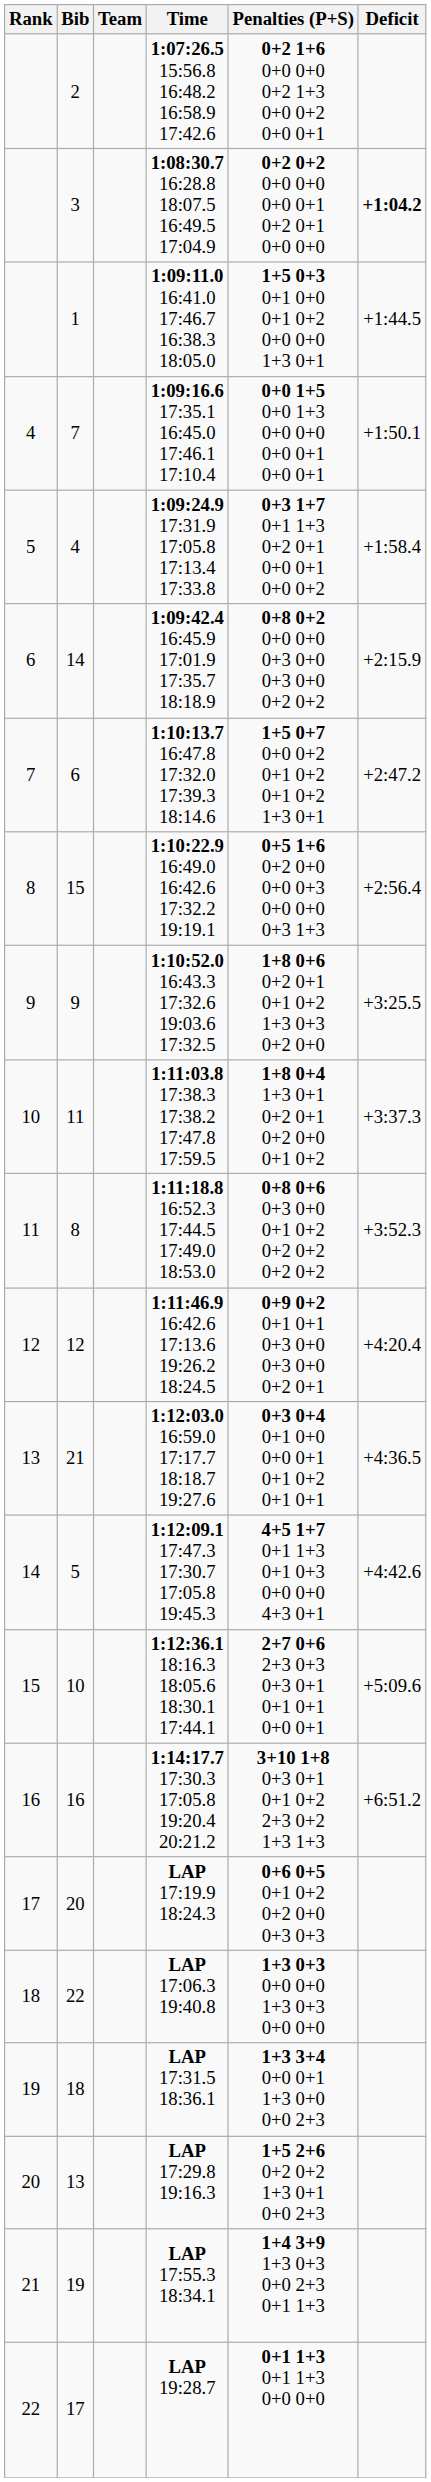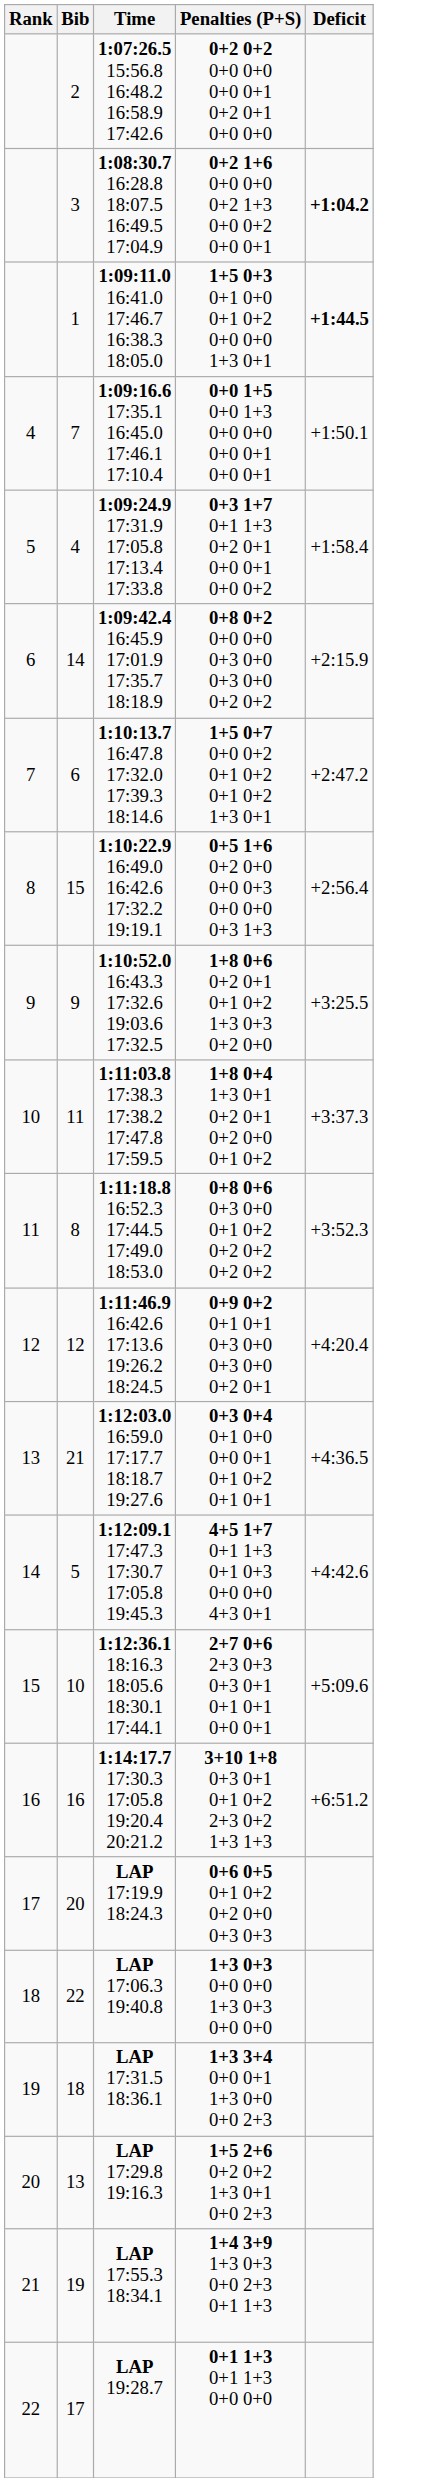- column: (120, 19)
(293, 91) 0+2 1+6 0+0 0+0 0+2 1+3 0+0 0+2 0+0 0+1 -> (241, 91) 0+2 0+2 0+0 0+0 0+0 0+1 0+2 0+1 0+0 0+0
(293, 205) 0+2 0+2 0+0 0+0 0+0 0+1 0+2 0+1 0+0 0+0 -> (241, 205) 0+2 1+6 0+0 0+0 0+2 1+3 0+0 0+2 0+0 0+1
(392, 319) normal -> (339, 319) bold
